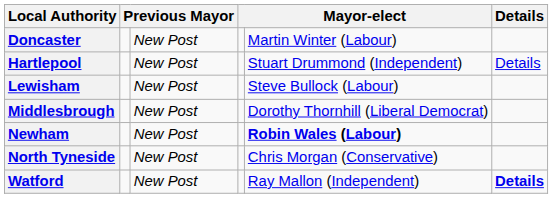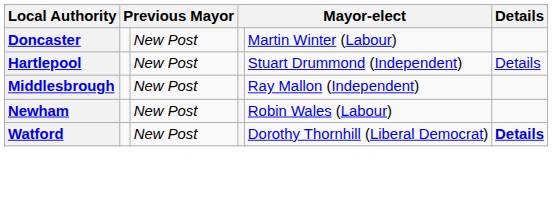- row: (44, 87)
(368, 110) Dorothy Thornhill (Liberal Democrat) -> (333, 87) Ray Mallon (Independent)
(324, 134) bold -> (320, 110) normal
- row: (62, 157)
(333, 181) Ray Mallon (Independent) -> (368, 134) Dorothy Thornhill (Liberal Democrat)
